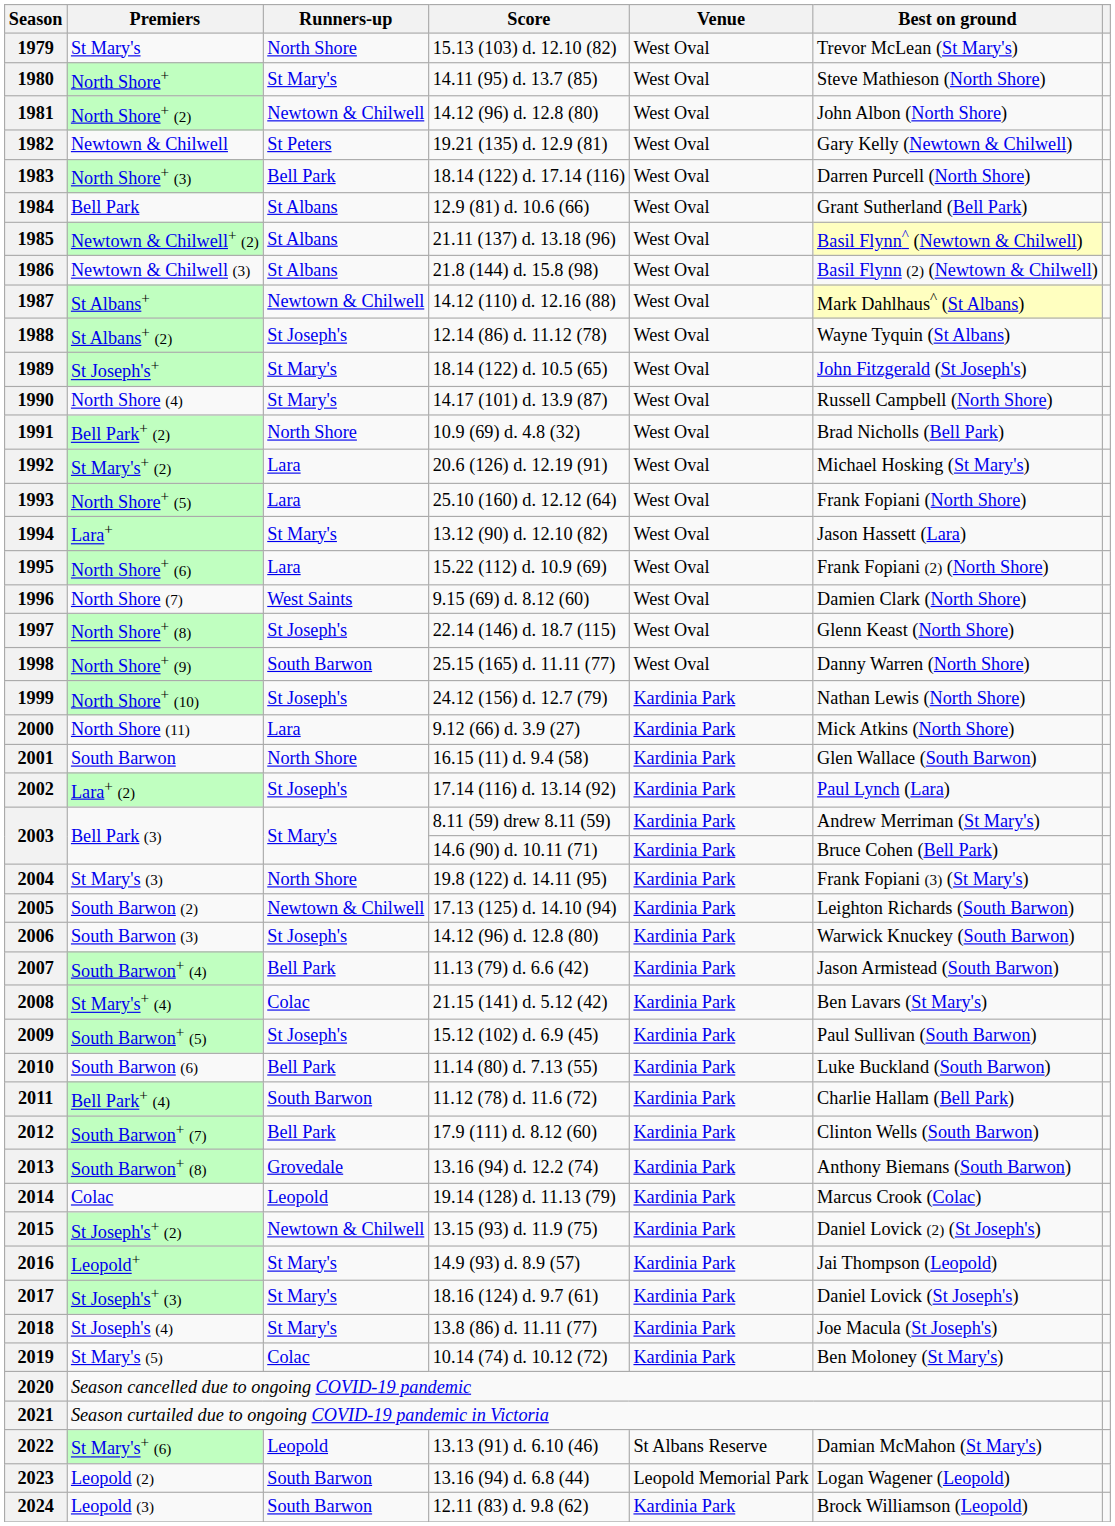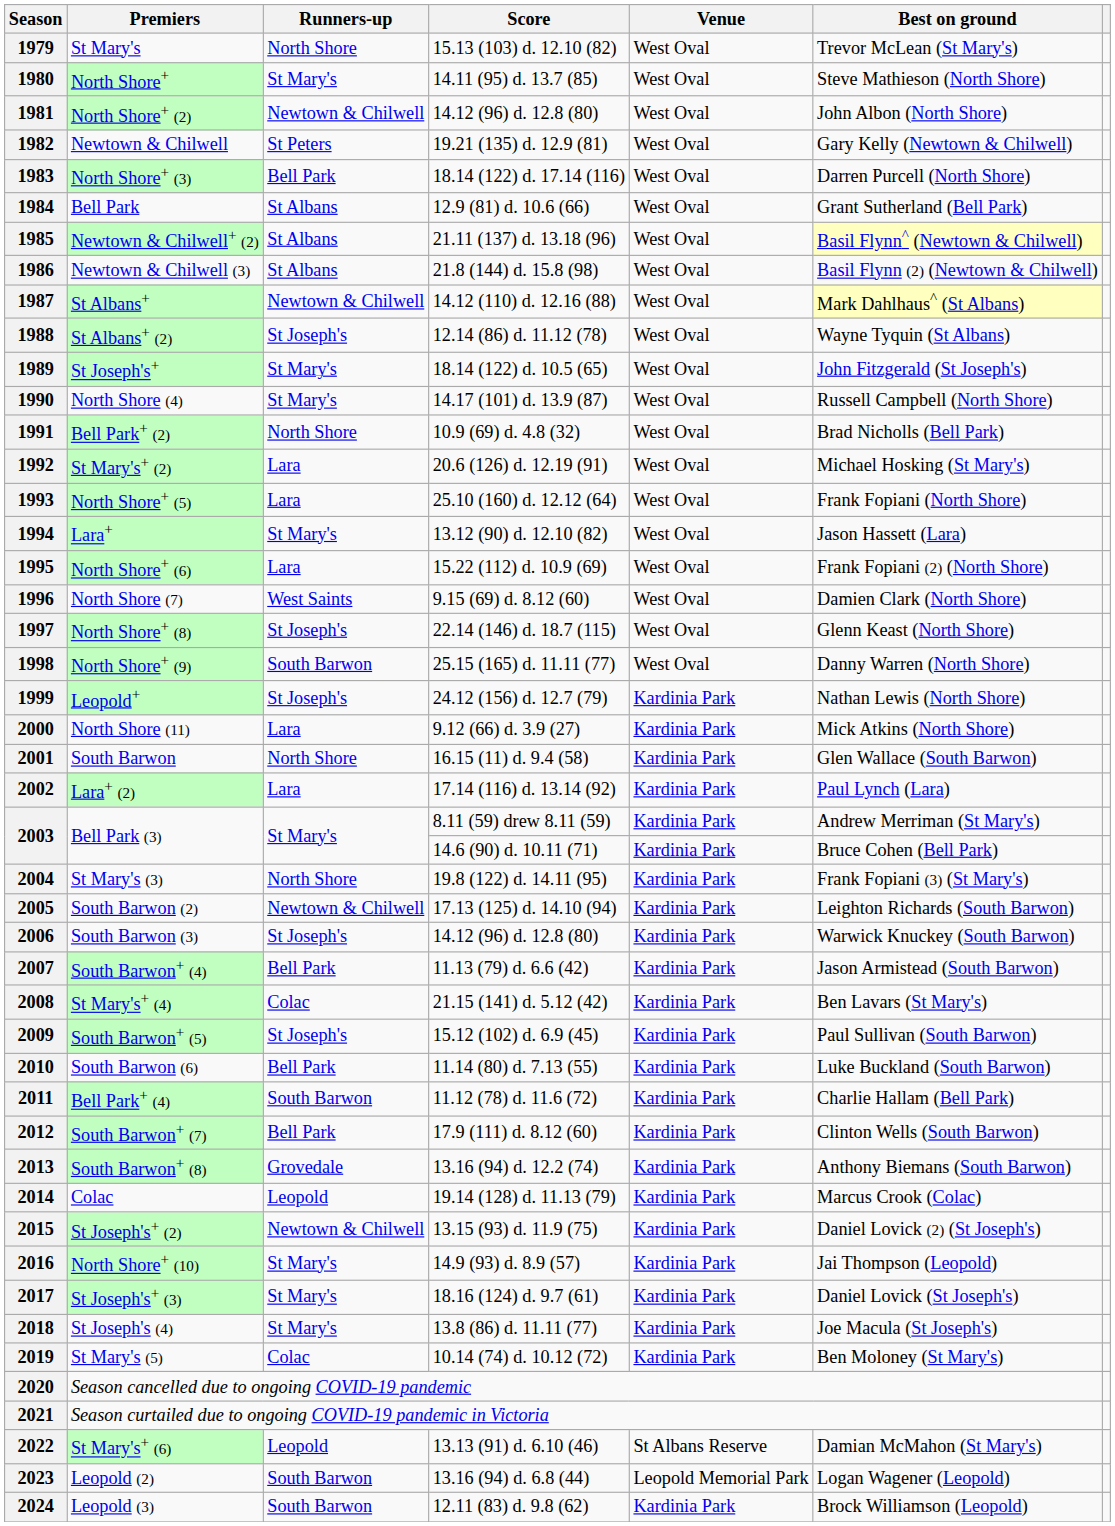(135, 697) North Shore+ (10) -> (106, 697) Leopold+
(307, 789) St Joseph's -> (284, 789) Lara
(106, 1263) Leopold+ -> (135, 1263) North Shore+ (10)
